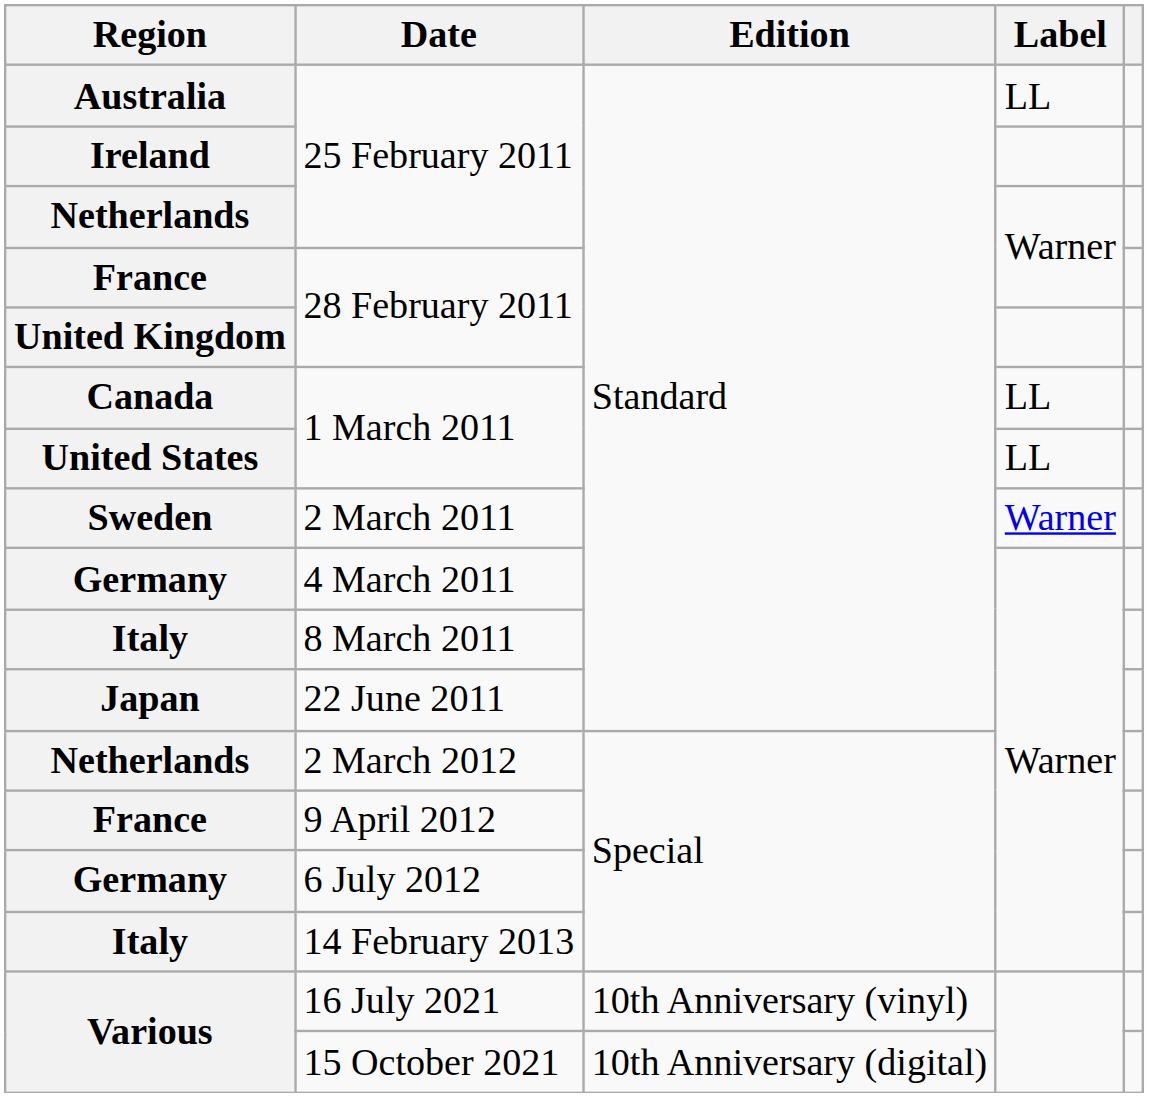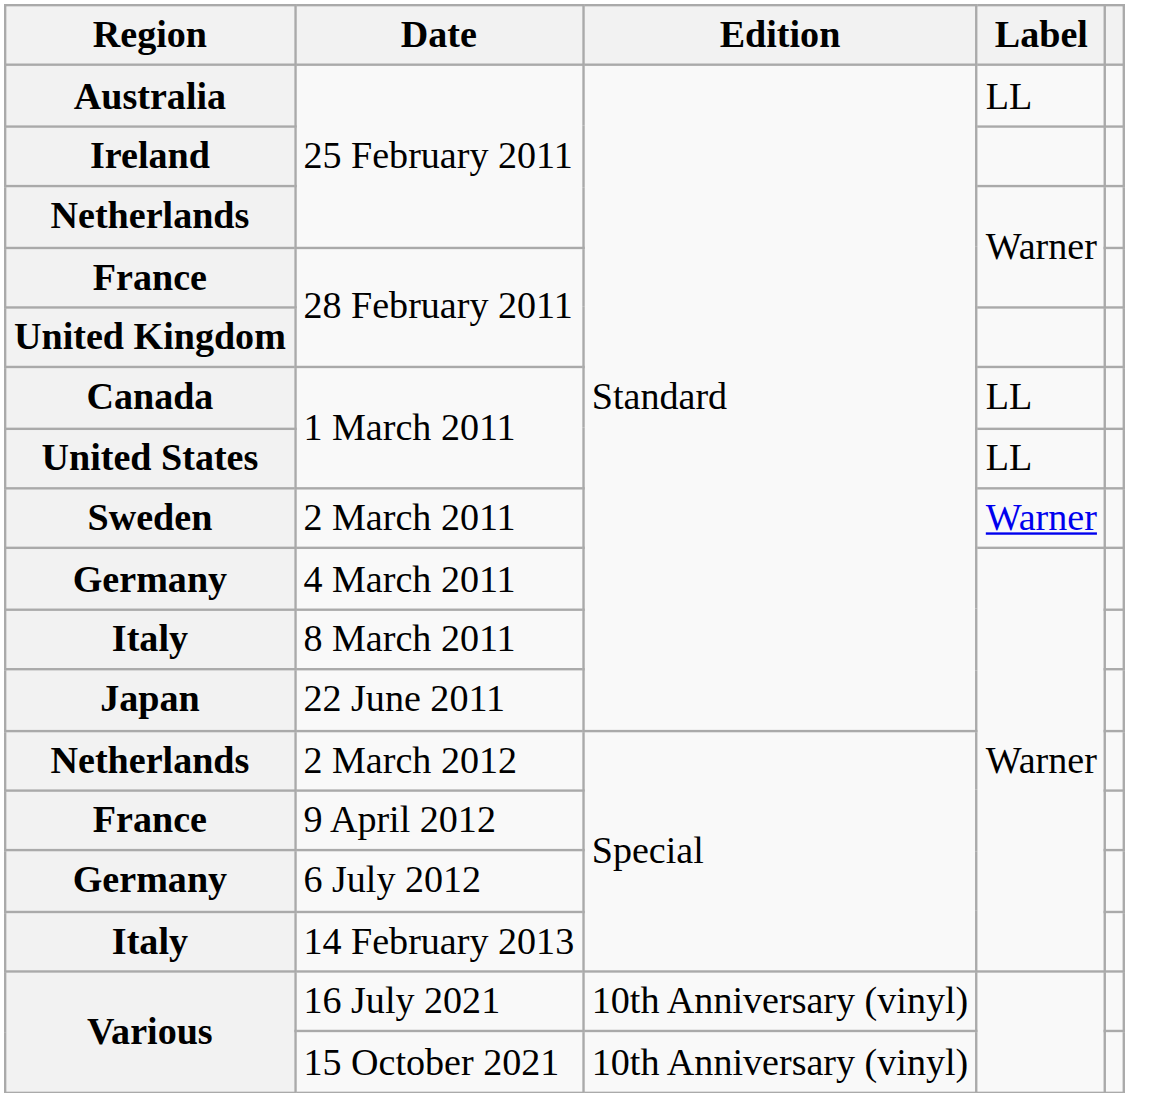(790, 1061) 10th Anniversary (digital) -> (780, 1061) 10th Anniversary (vinyl)
